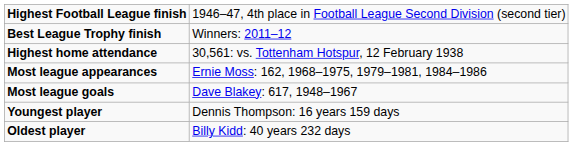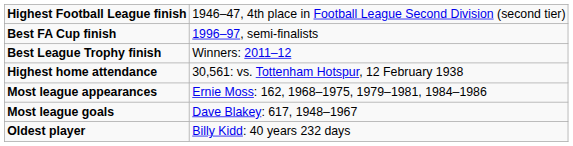+ row: (62, 33)
- row: (55, 111)
